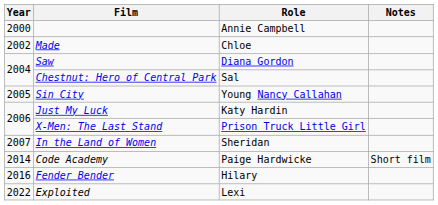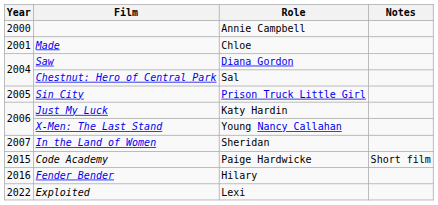(19, 45) 2002 -> (19, 45) 2001
(281, 94) Young Nancy Callahan -> (294, 94) Prison Truck Little Girl
(294, 127) Prison Truck Little Girl -> (281, 127) Young Nancy Callahan
(19, 159) 2014 -> (19, 159) 2015
